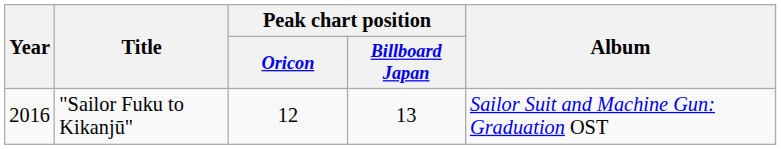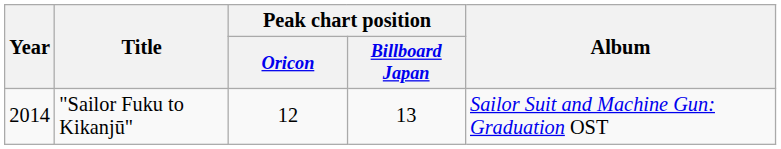(30, 116) 2016 -> (30, 116) 2014
